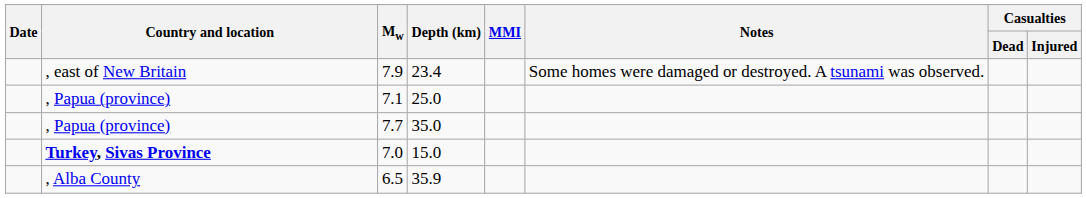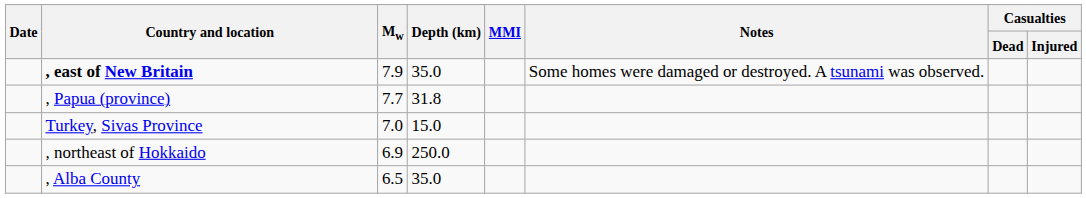(116, 71) normal -> (119, 71) bold
(426, 71) 23.4 -> (426, 71) 35.0
- row: (392, 98)
(426, 125) 35.0 -> (426, 98) 31.8
(128, 152) bold -> (124, 125) normal
+ row: (392, 152)
(426, 179) 35.9 -> (426, 179) 35.0
